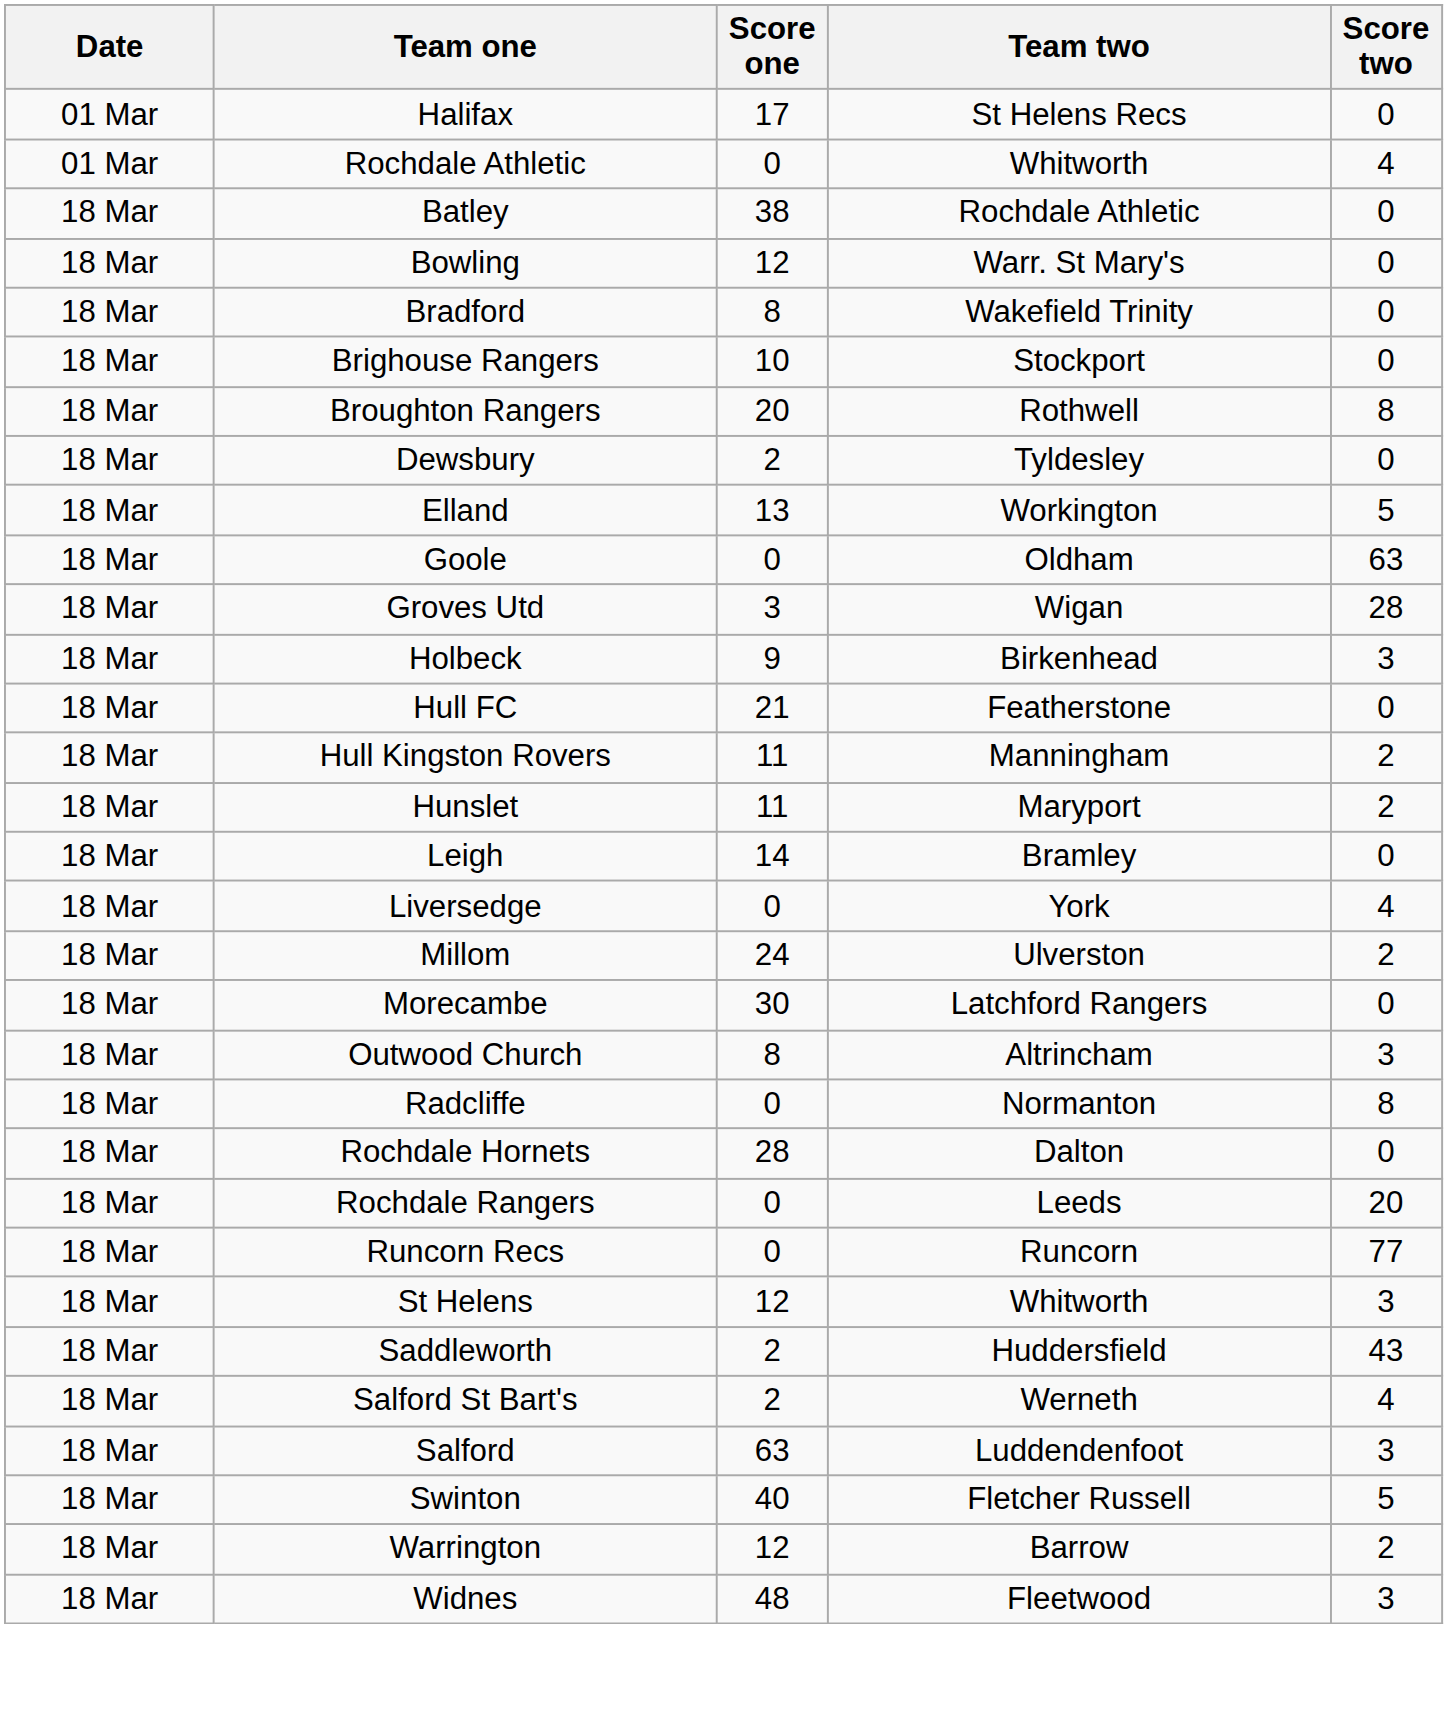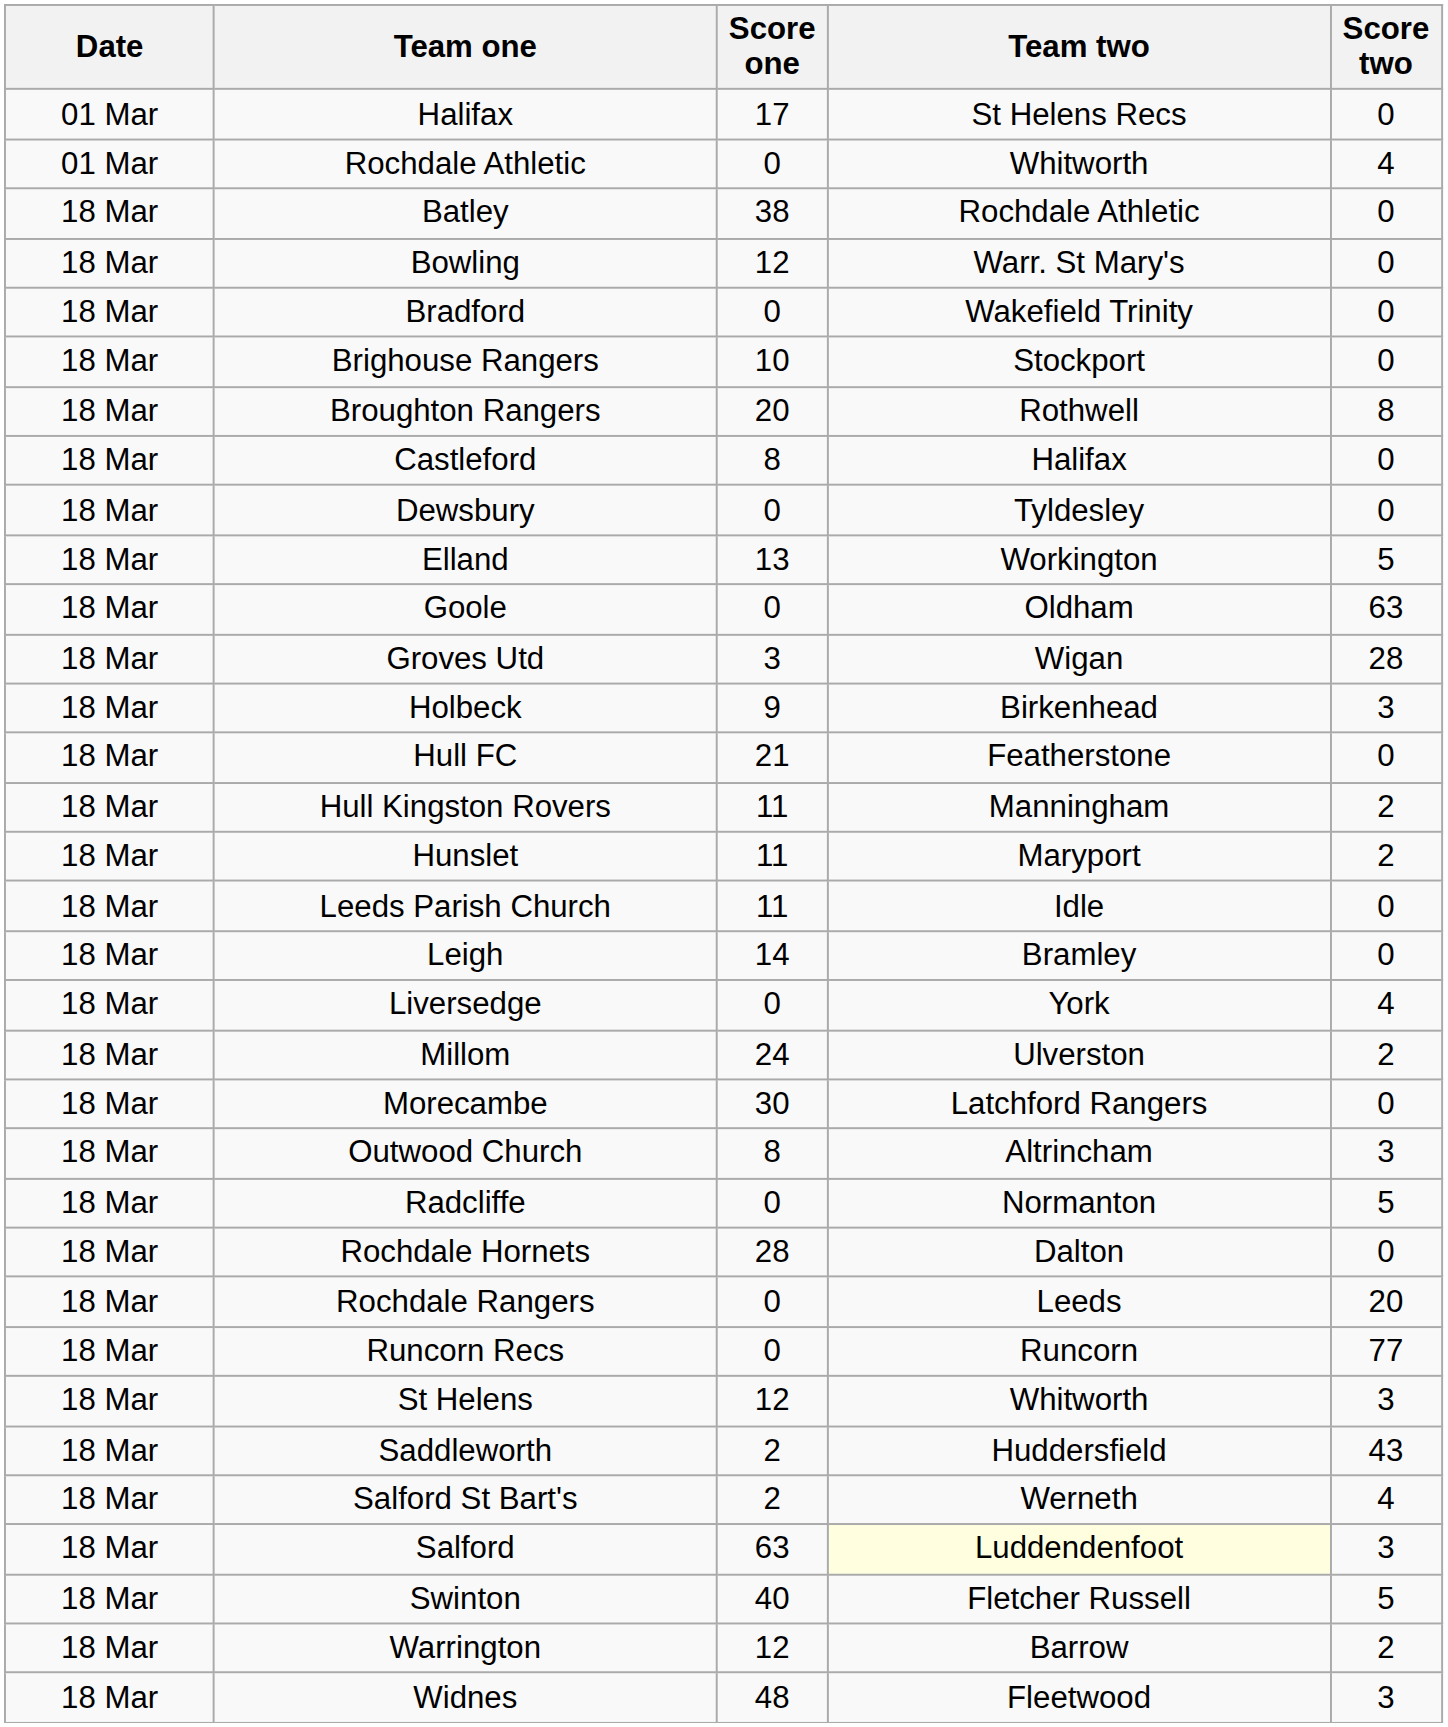(772, 311) 8 -> (772, 311) 0
+ row: (465, 460)
(772, 460) 2 -> (772, 509) 0
+ row: (465, 905)
(1386, 1103) 8 -> (1386, 1202) 5
(1079, 1449) no background -> (1079, 1548) lightyellow background
